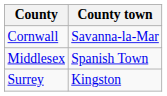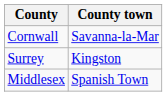rows swapped: (36, 58) <-> (26, 79)
